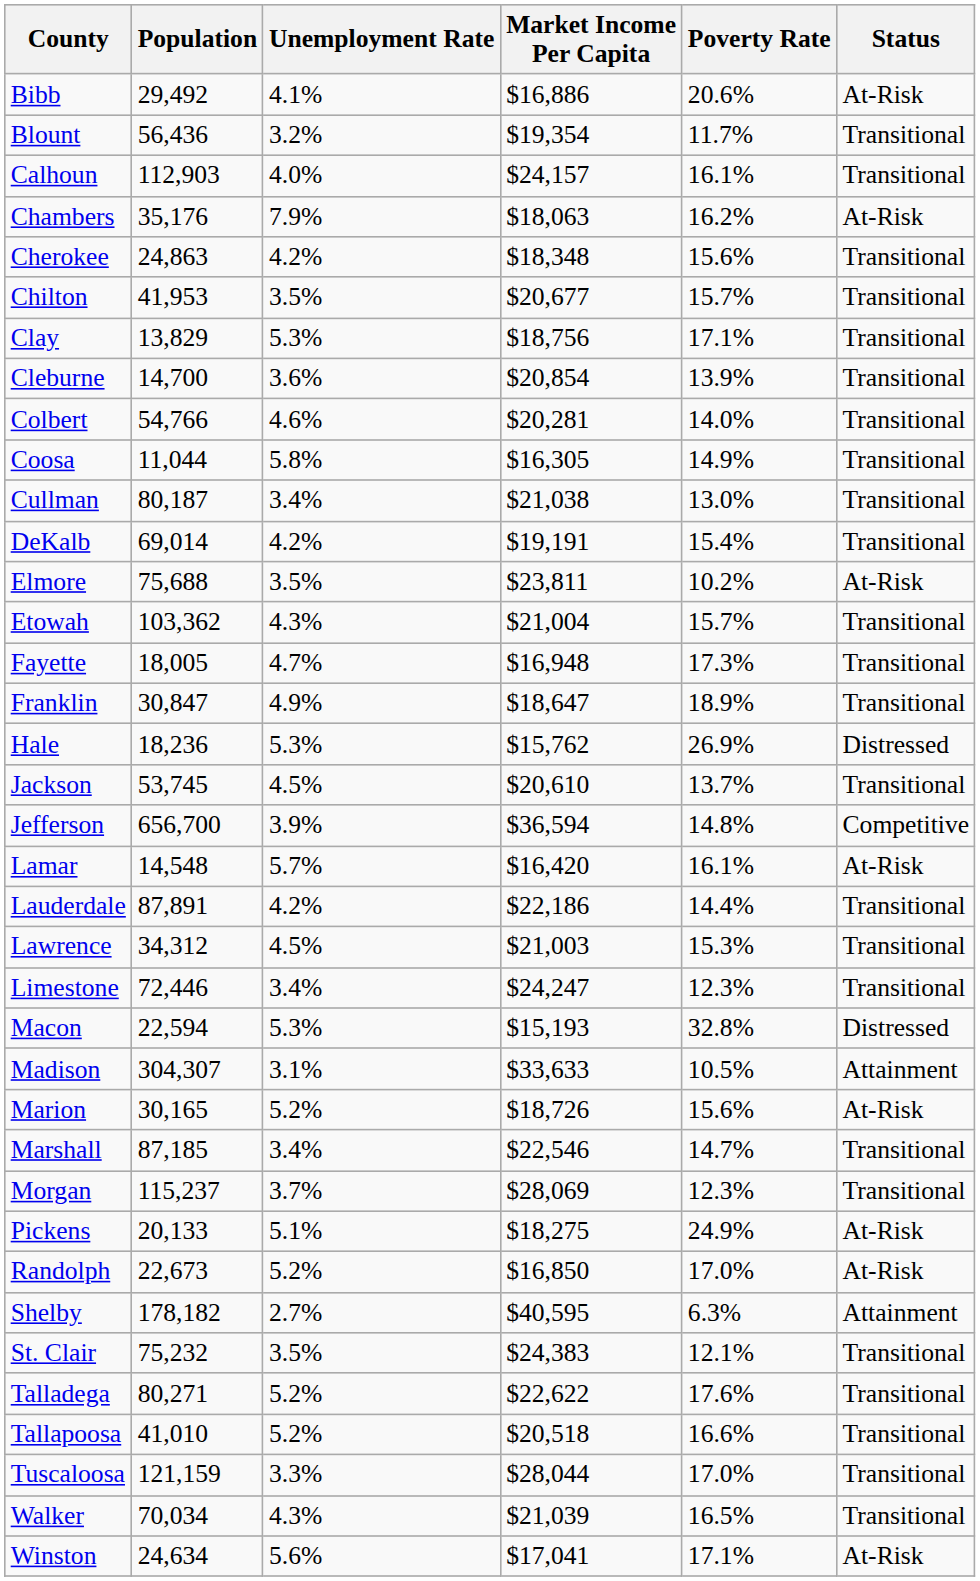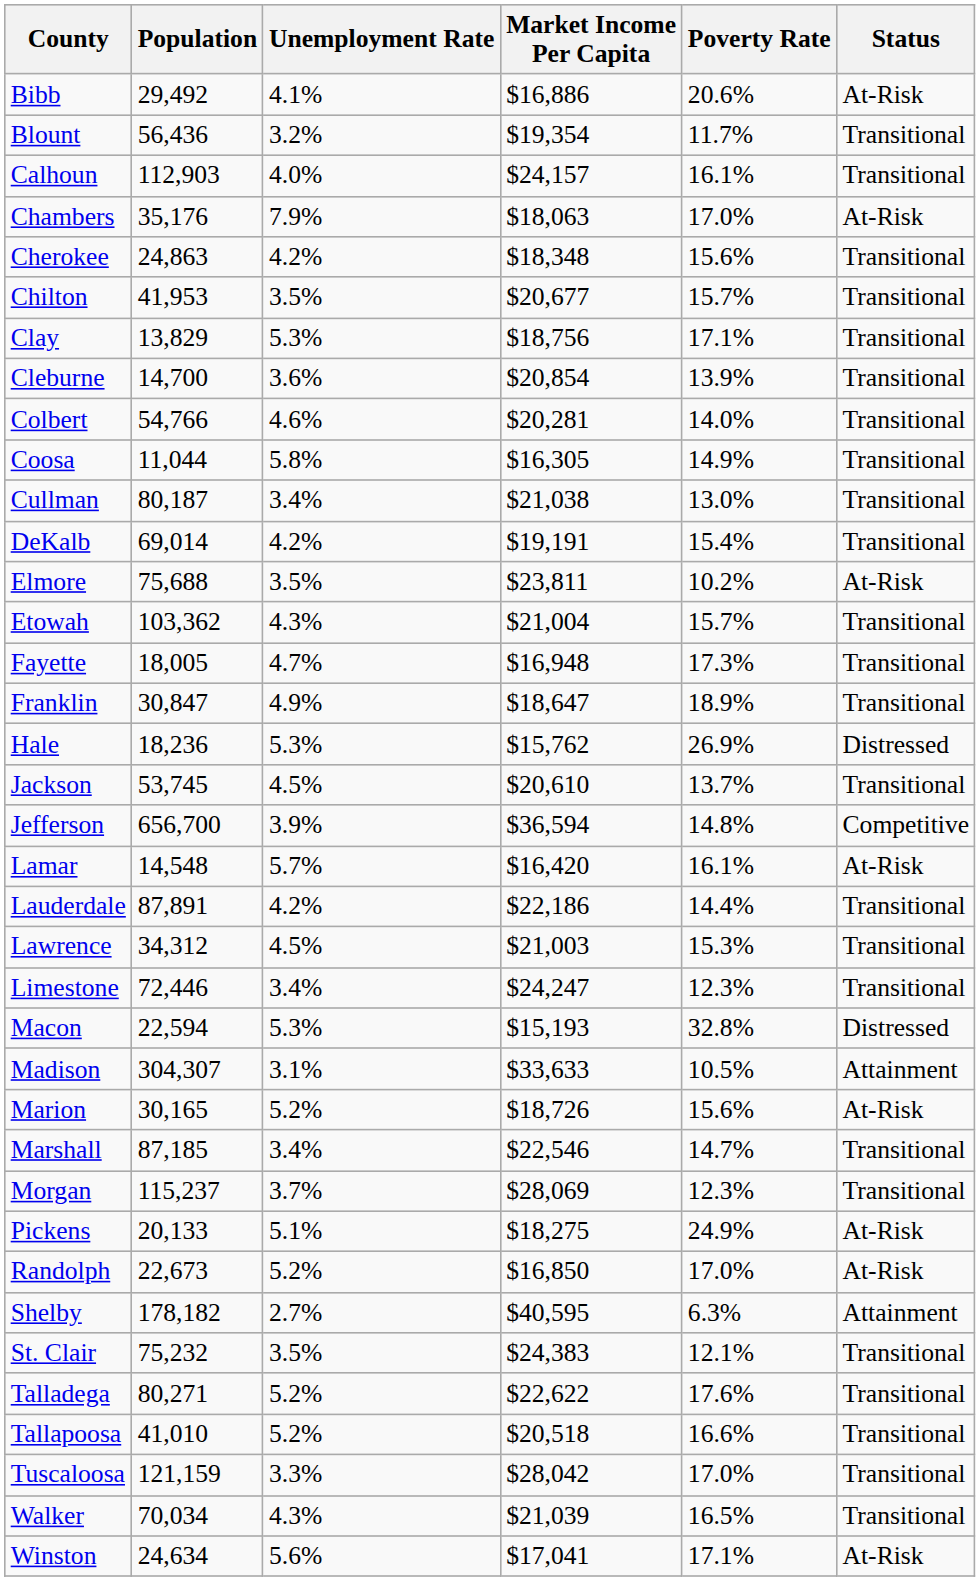(721, 216) 16.2% -> (721, 216) 17.0%
(548, 1474) $28,044 -> (548, 1474) $28,042
